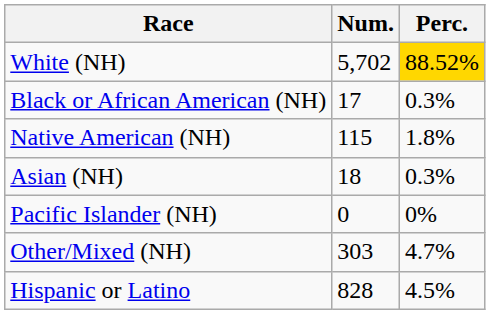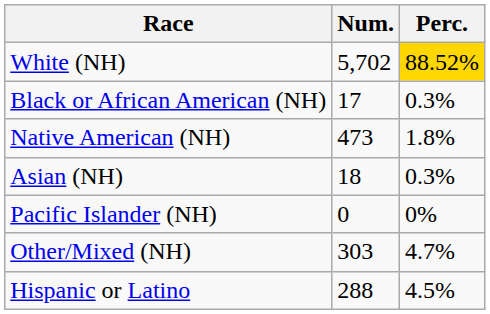(355, 137) 115 -> (355, 137) 473
(355, 289) 828 -> (355, 289) 288
